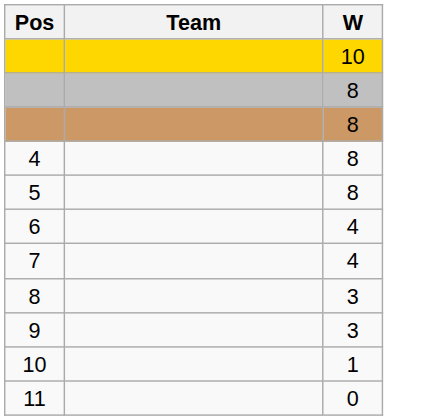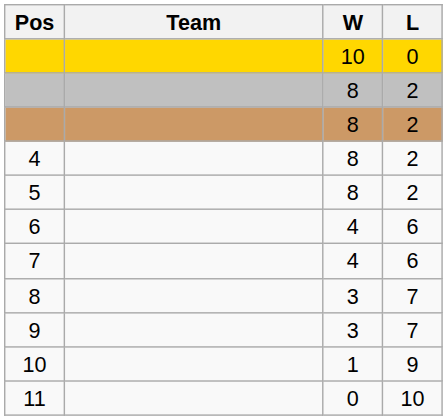+ column: (413, 22)
